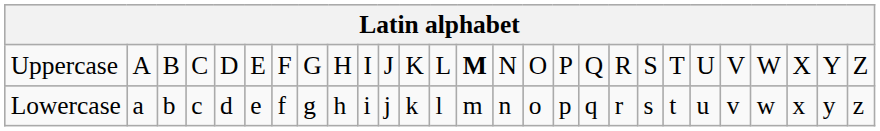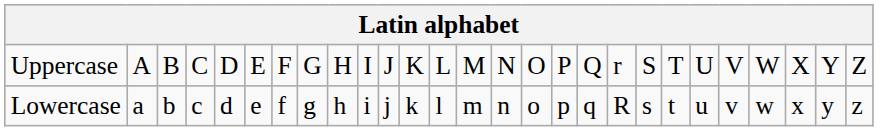(475, 65) bold -> (474, 65) normal
(623, 65) R -> (618, 65) r
(619, 105) r -> (622, 105) R
